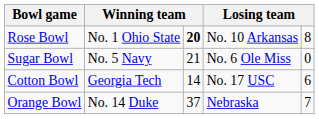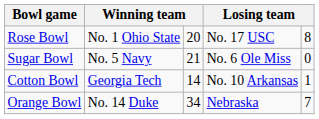(193, 37) bold -> (193, 37) normal
(252, 37) No. 10 Arkansas -> (240, 37) No. 17 USC
(240, 80) No. 17 USC -> (252, 80) No. 10 Arkansas
(308, 80) 6 -> (308, 80) 1
(193, 102) 37 -> (193, 102) 34
